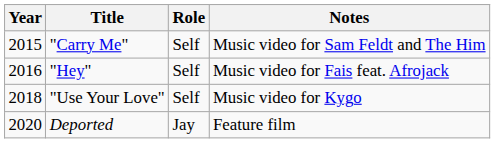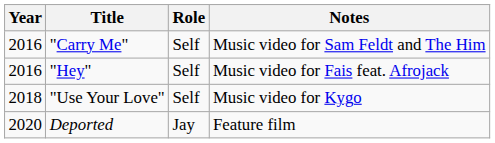(25, 44) 2015 -> (25, 44) 2016
